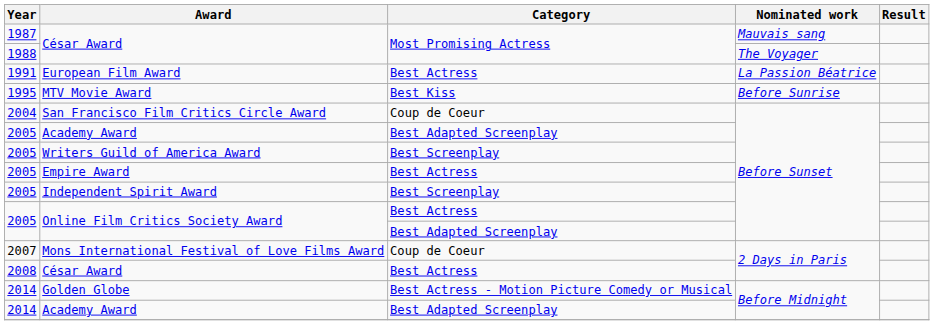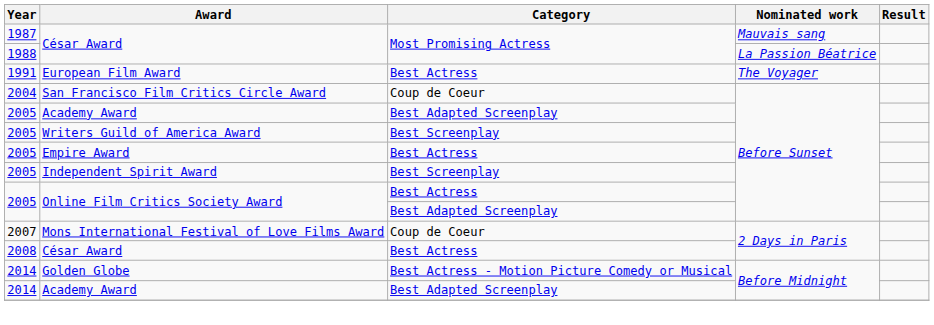(778, 54) The Voyager -> (807, 54) La Passion Béatrice
(807, 73) La Passion Béatrice -> (778, 73) The Voyager
- row: (22, 93)
